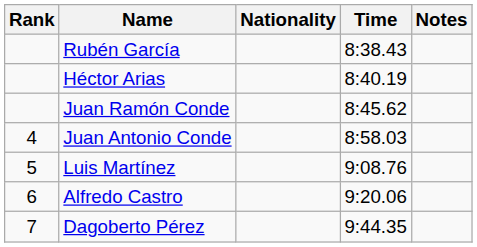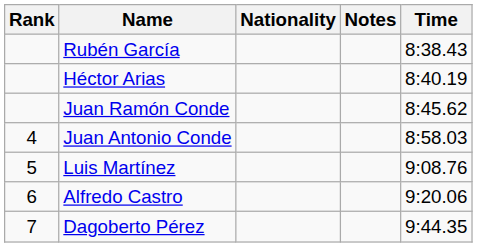columns swapped: (376, 20) <-> (441, 20)
